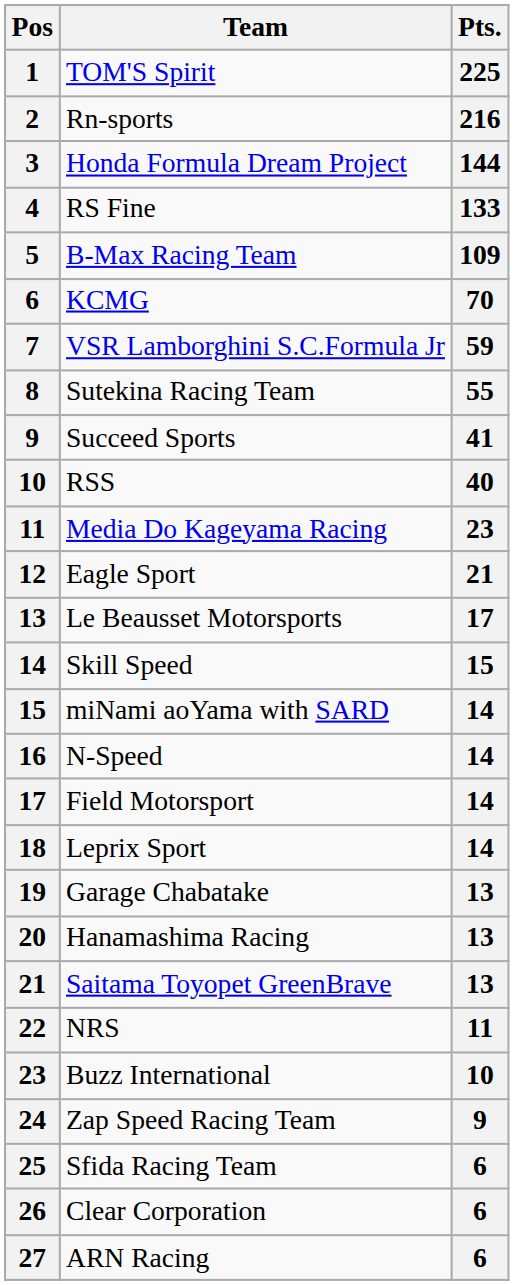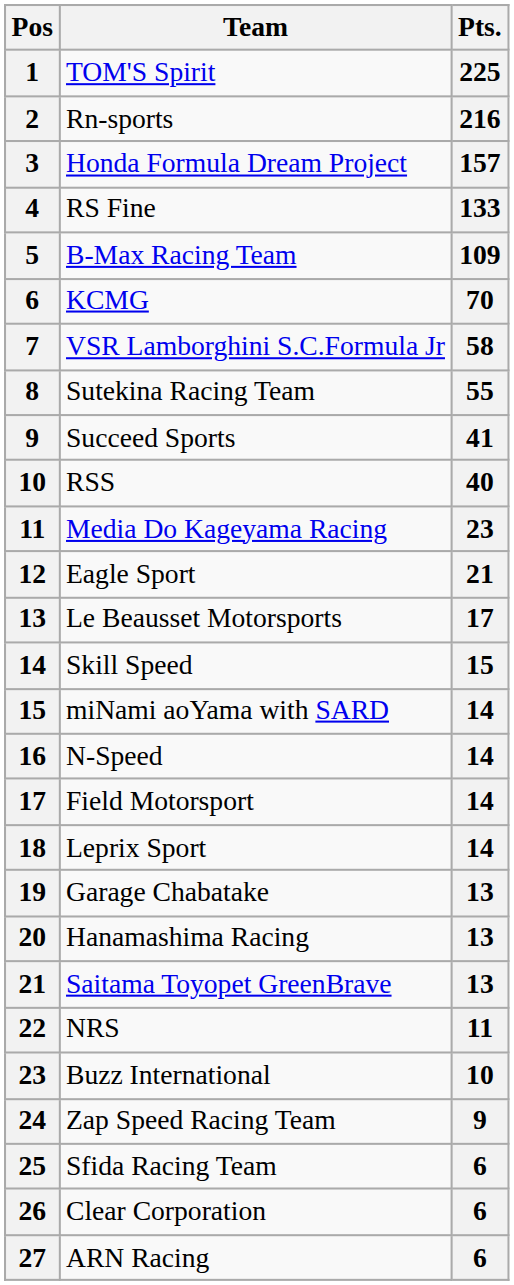(480, 163) 144 -> (480, 163) 157
(480, 345) 59 -> (480, 345) 58
